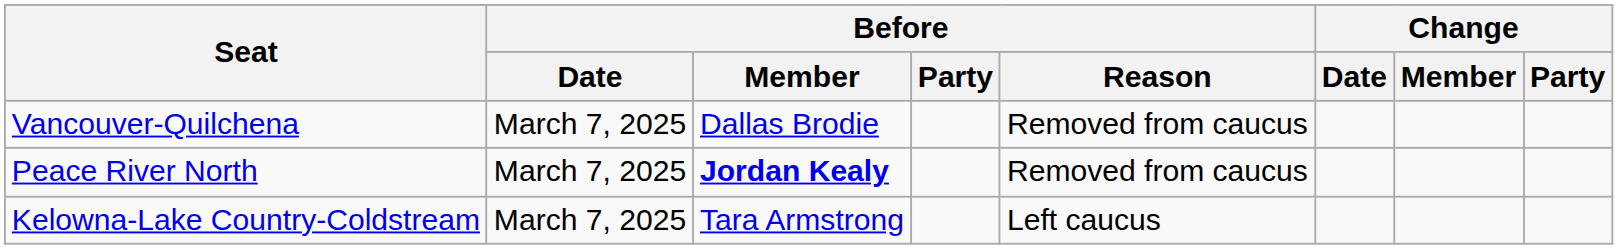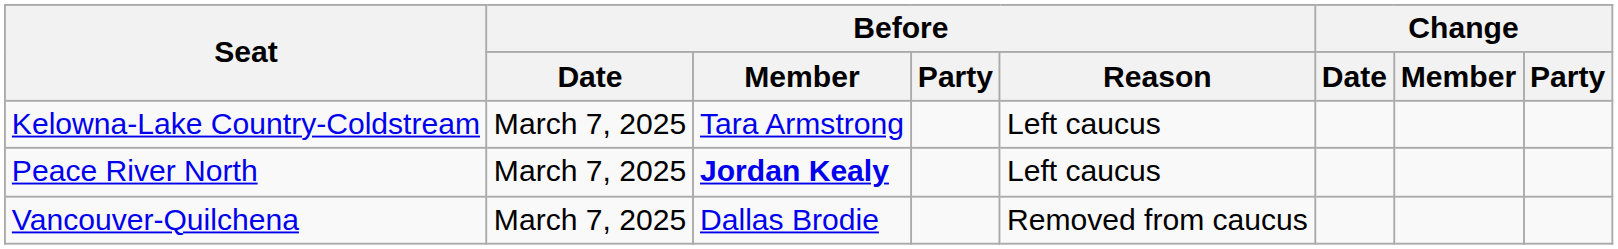rows swapped: (155, 123) <-> (246, 219)
(1157, 171) Removed from caucus -> (1084, 171) Left caucus
